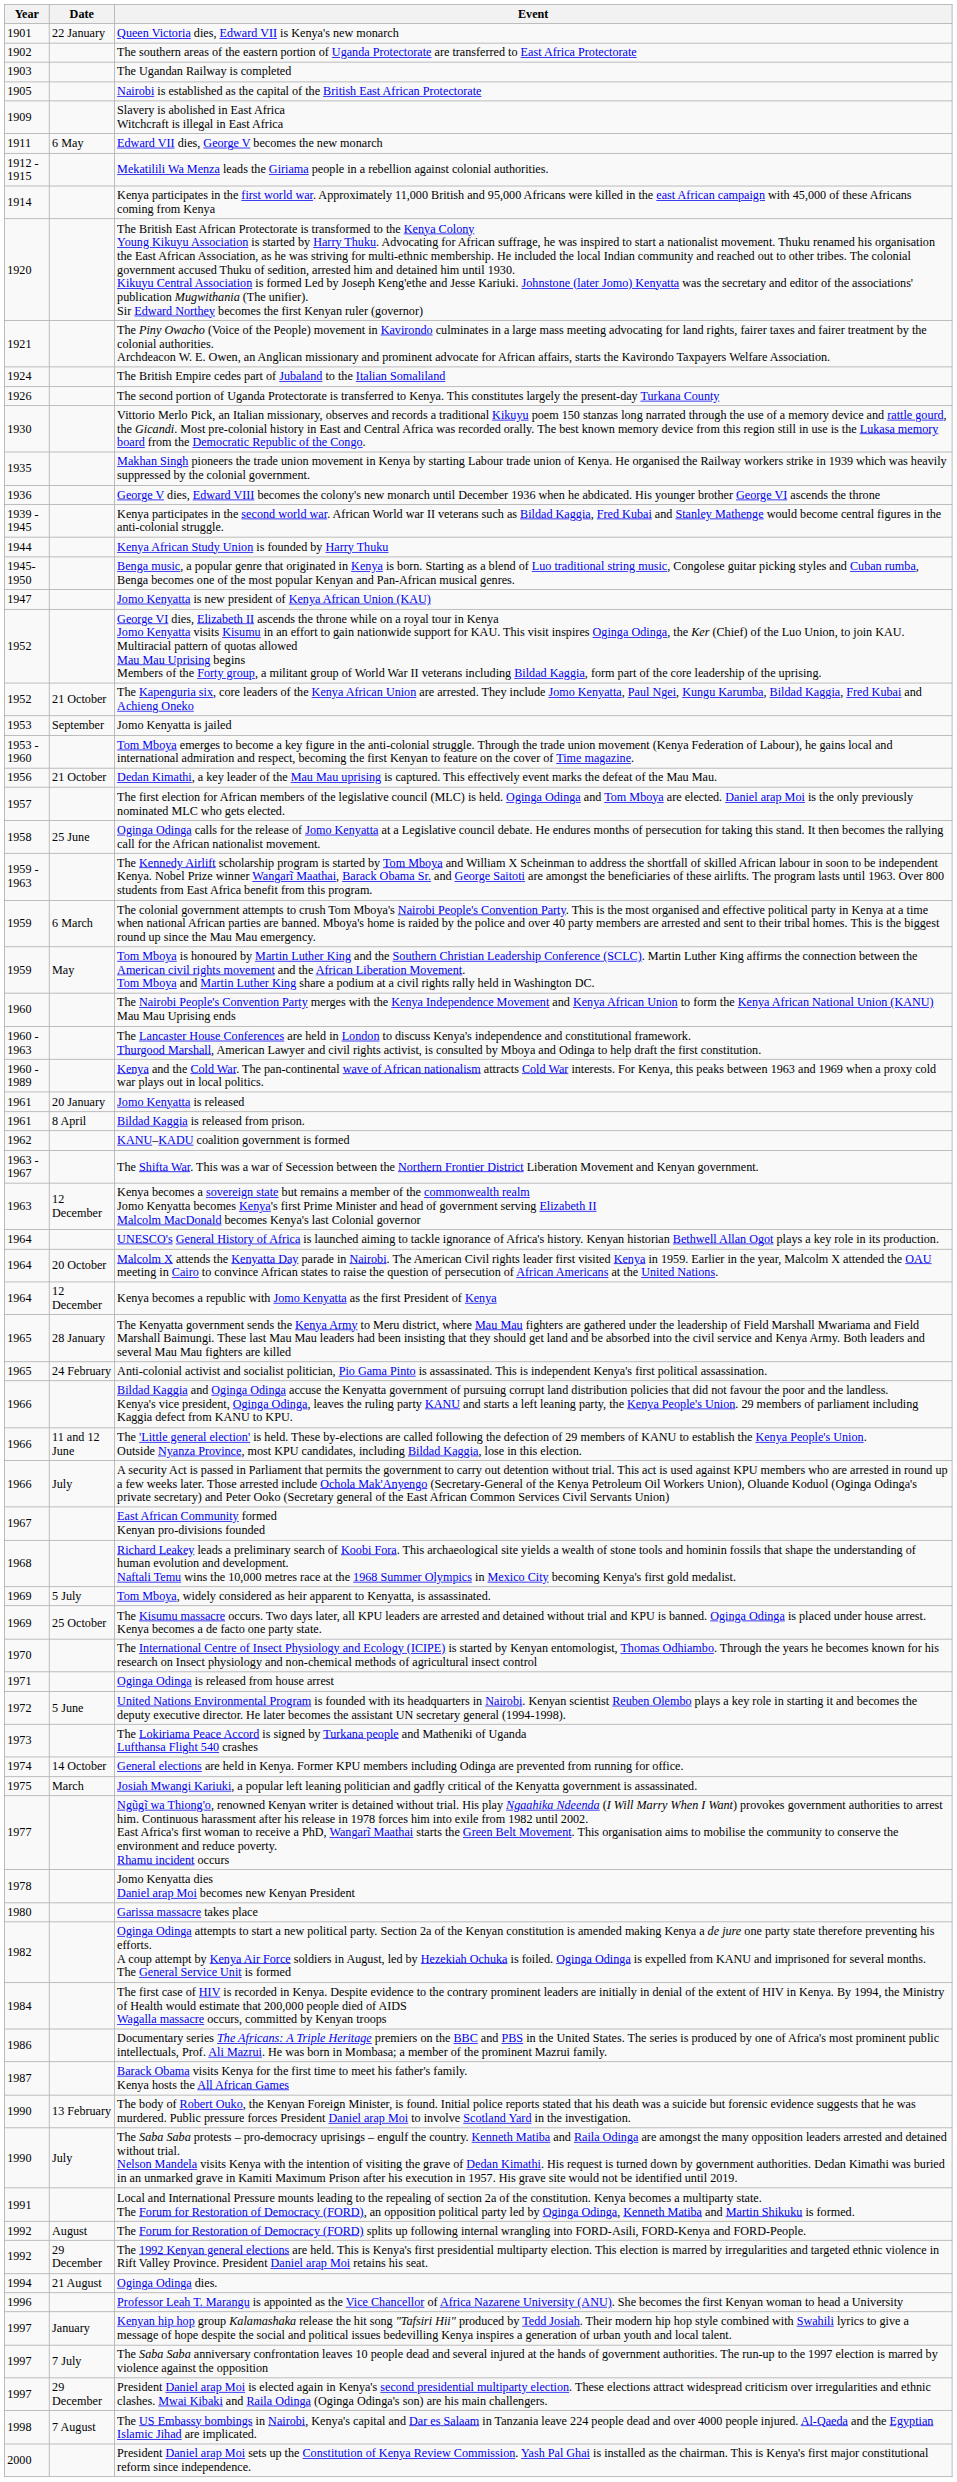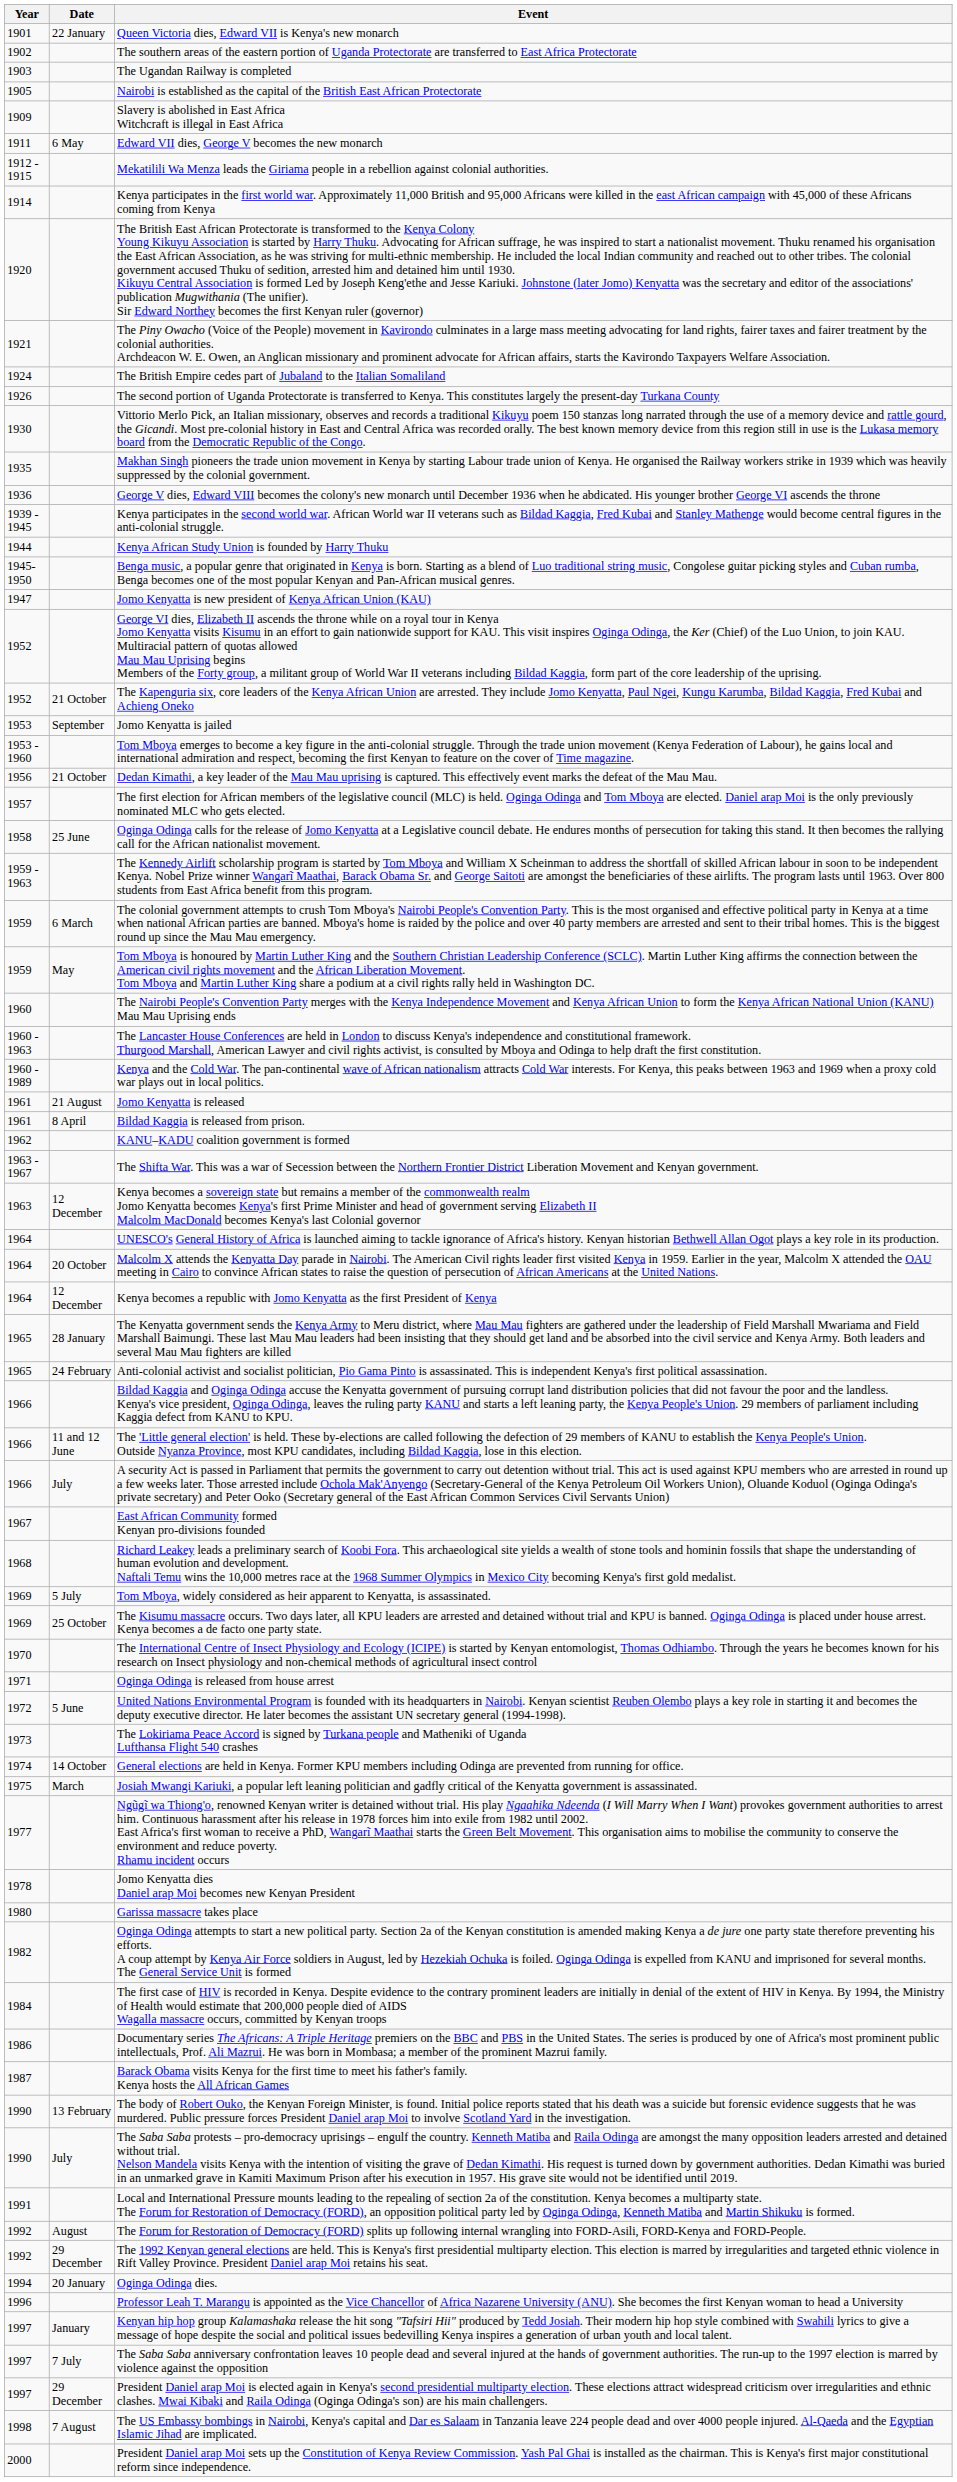(79, 1101) 20 January -> (77, 1101) 21 August
(77, 2283) 21 August -> (79, 2283) 20 January
